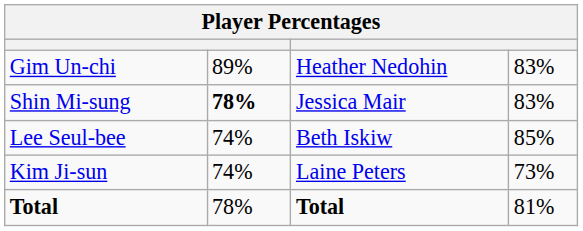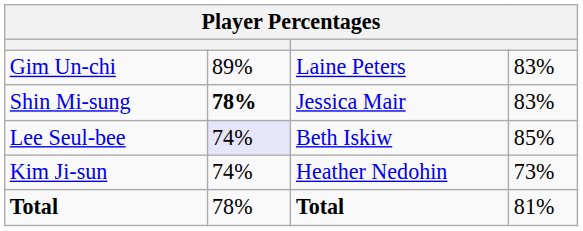(372, 67) Heather Nedohin -> (351, 67) Laine Peters
(232, 137) no background -> (232, 137) lavender background
(351, 172) Laine Peters -> (372, 172) Heather Nedohin
